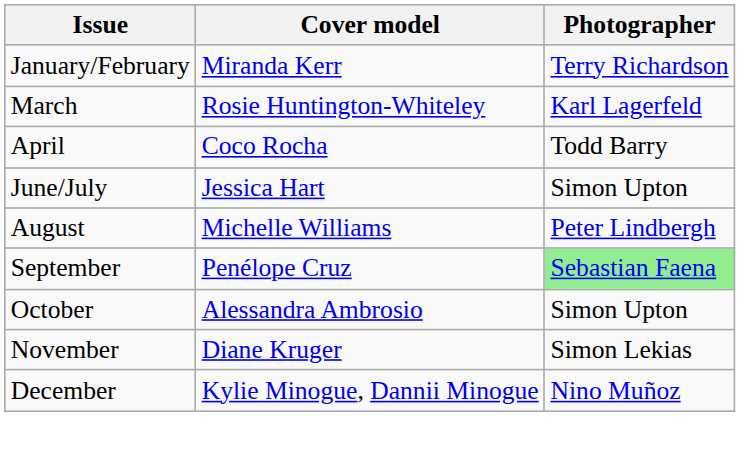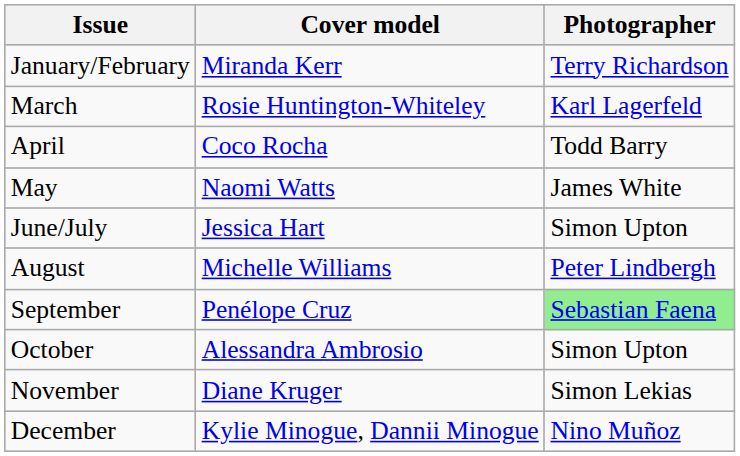+ row: (34, 187)
